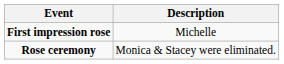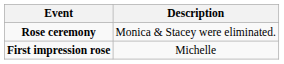rows swapped: (59, 31) <-> (59, 50)
